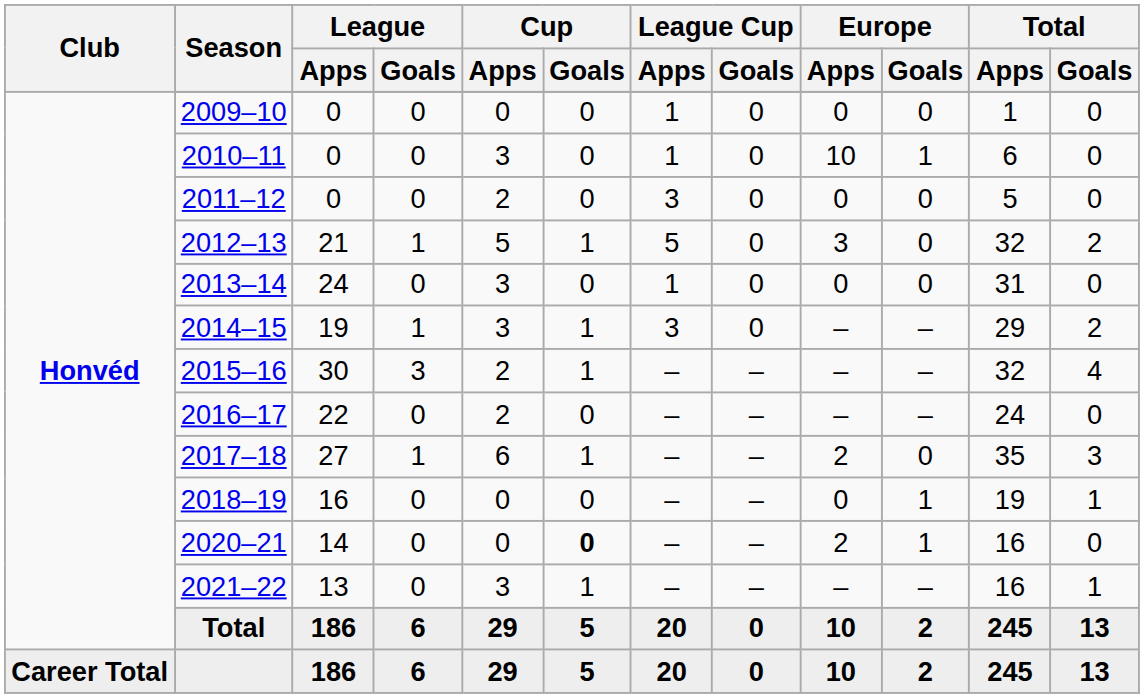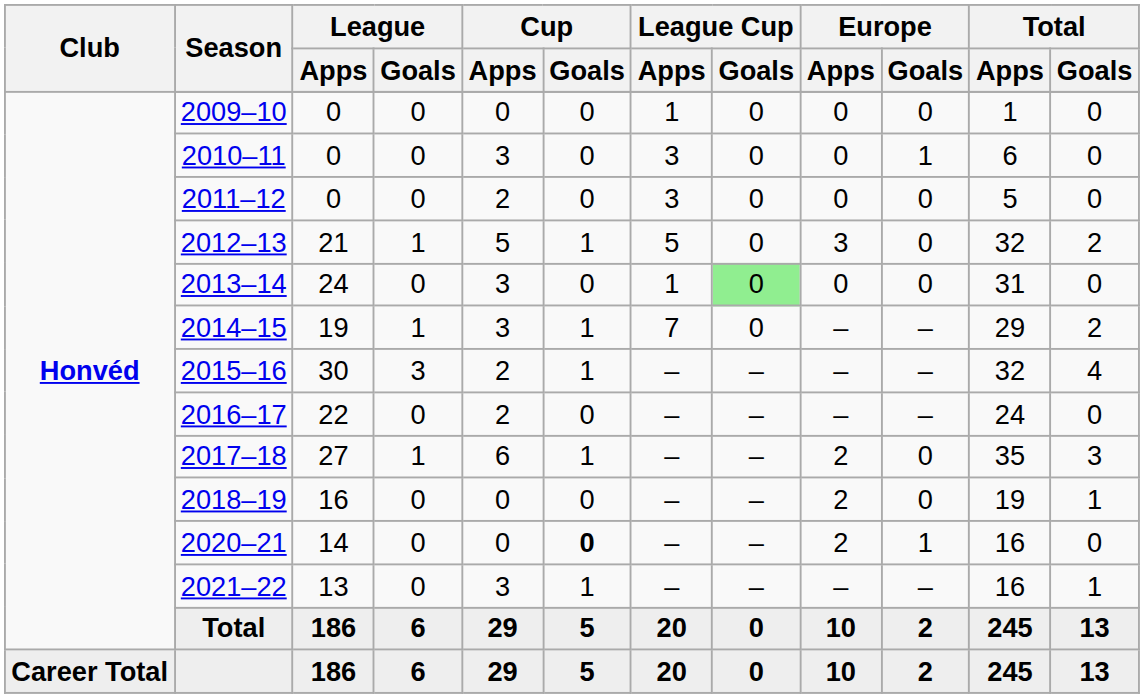(672, 156) 1 -> (672, 156) 3
(841, 156) 10 -> (841, 156) 0
(756, 285) no background -> (756, 285) lightgreen background
(672, 328) 3 -> (672, 328) 7
(841, 500) 0 -> (841, 500) 2
(925, 500) 1 -> (925, 500) 0
